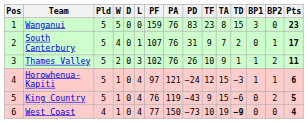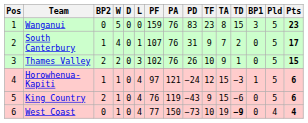columns swapped: (104, 11) <-> (275, 11)
(256, 61) 1 -> (256, 61) 0
(294, 61) 11 -> (294, 61) 15
(294, 98) 5 -> (294, 98) 6
